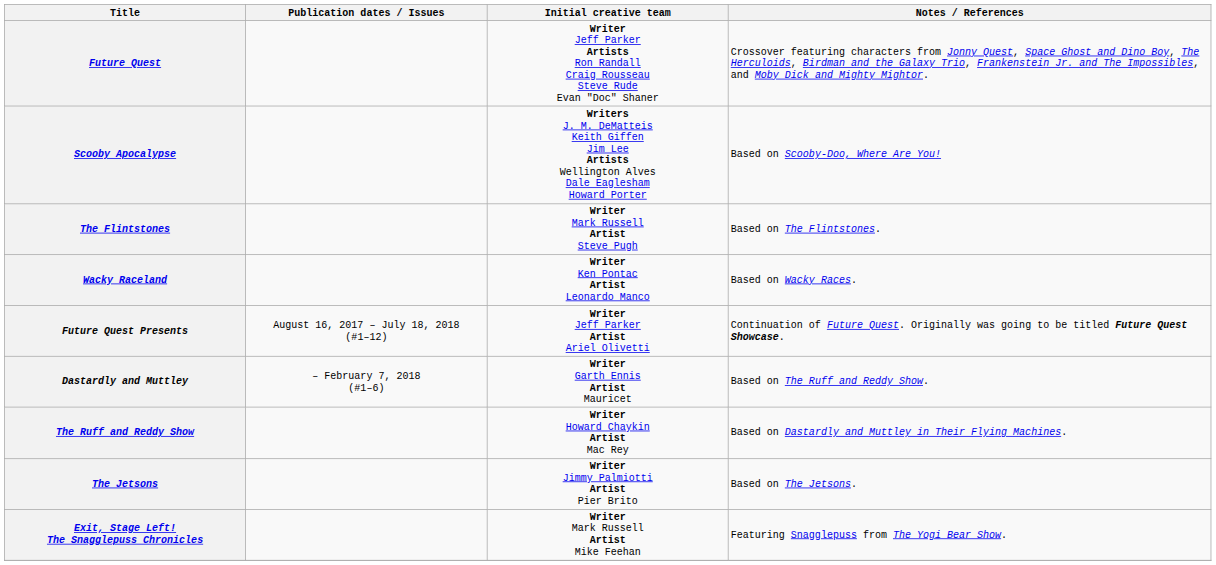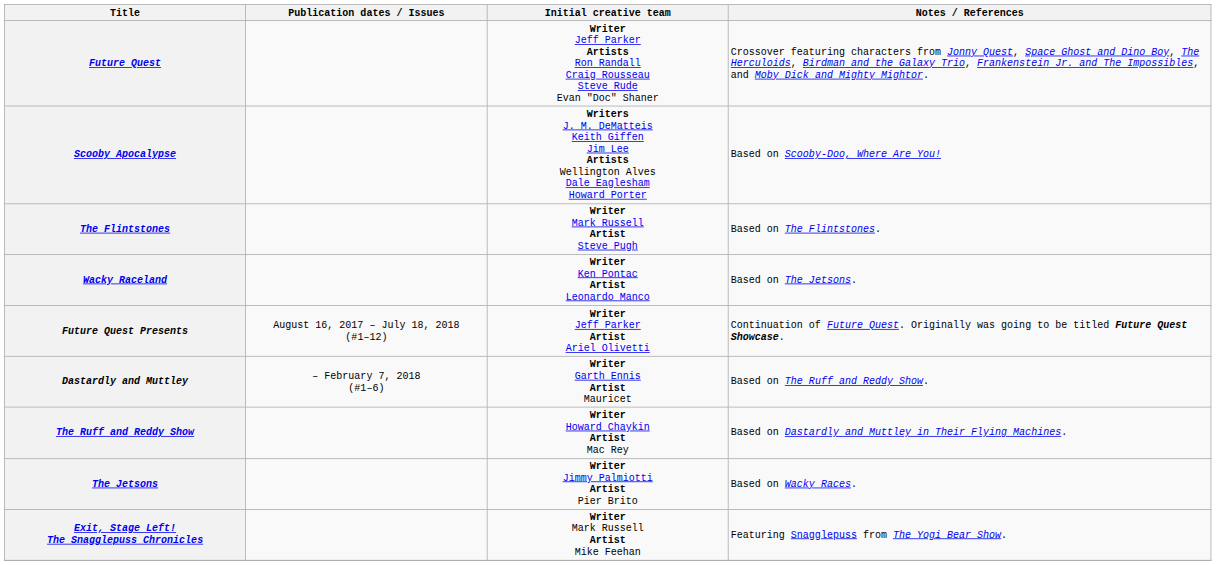(794, 280) Based on Wacky Races. -> (794, 280) Based on The Jetsons.
(794, 484) Based on The Jetsons. -> (794, 484) Based on Wacky Races.
